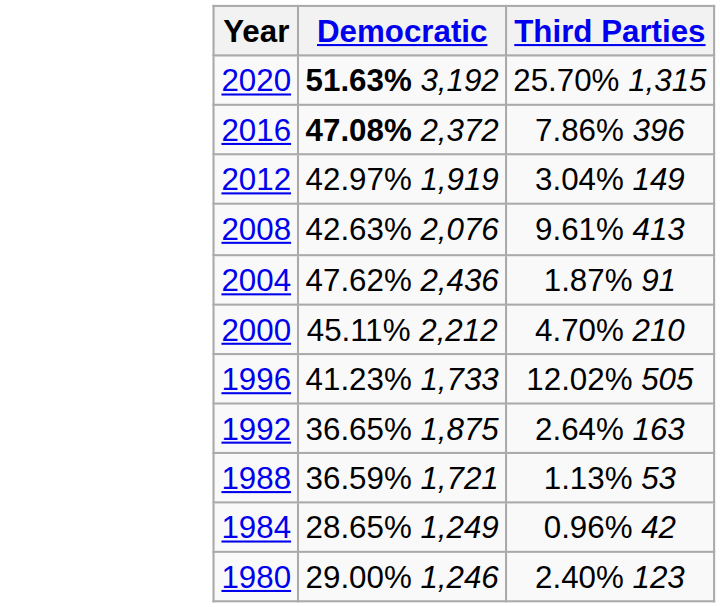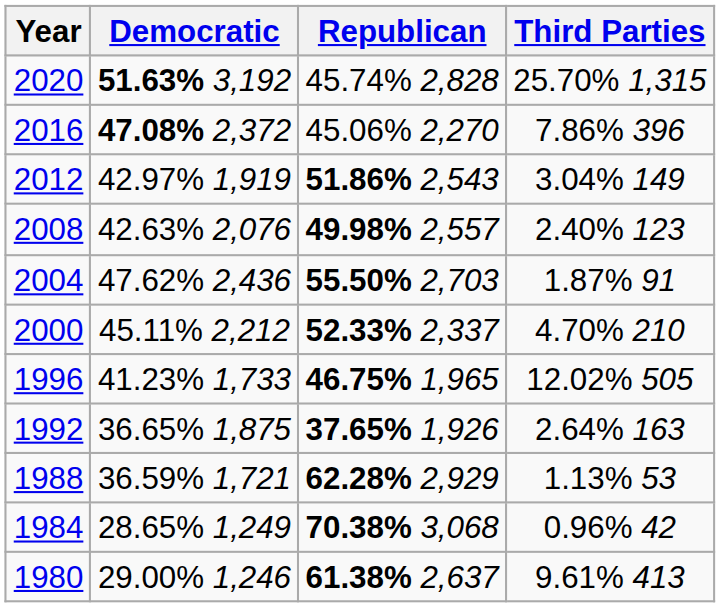+ column: (402, 31)
(610, 229) 9.61% 413 -> (610, 229) 2.40% 123
(610, 576) 2.40% 123 -> (610, 576) 9.61% 413
